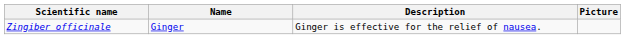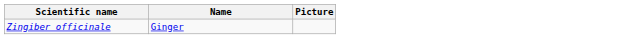- column: (435, 12)
